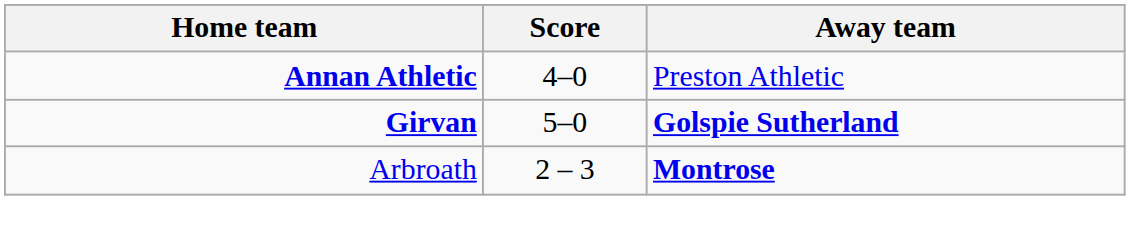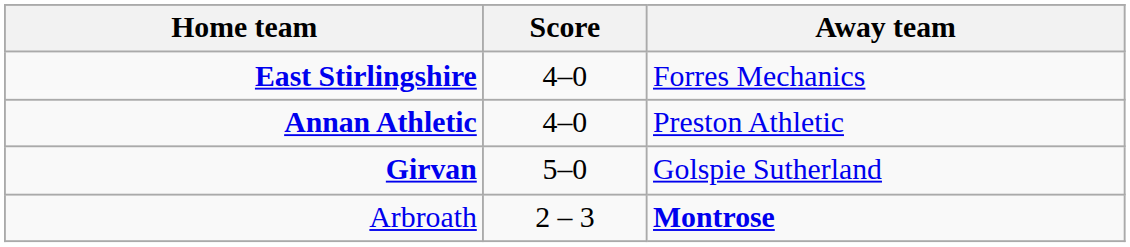+ row: (366, 75)
(776, 122) bold -> (768, 169) normal
